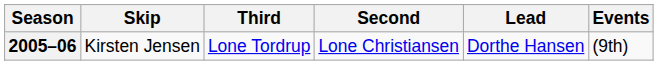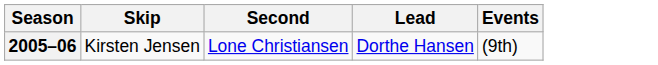- column: (259, 18)
